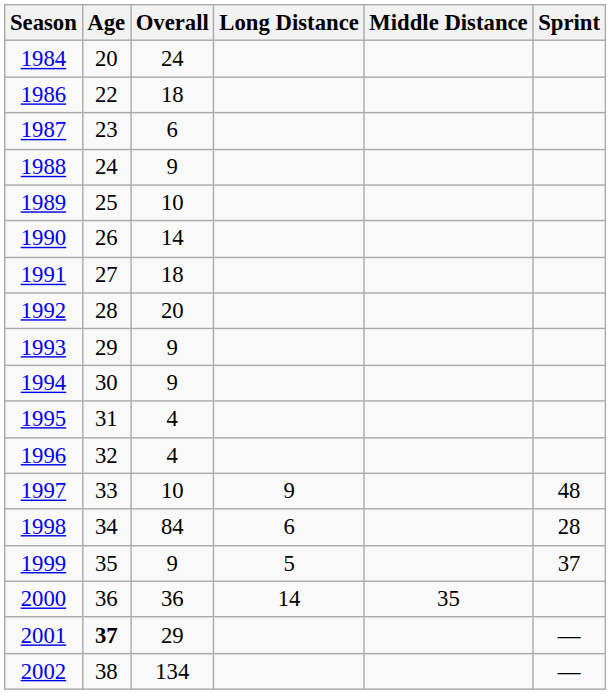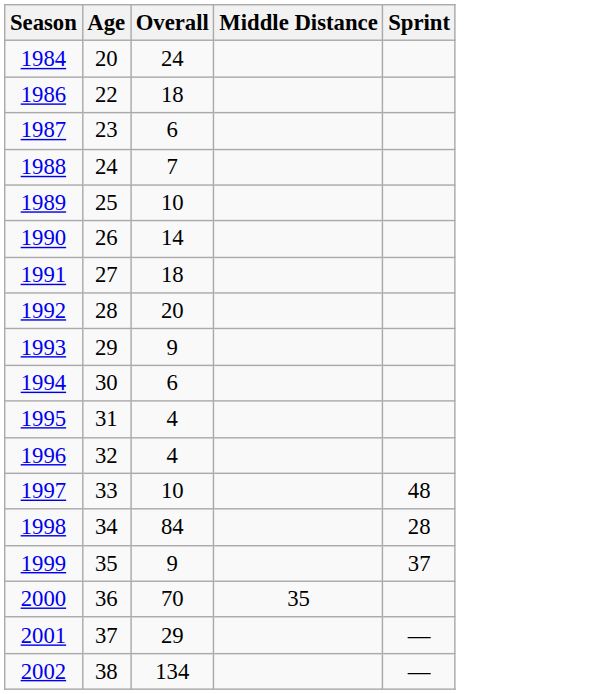- column: (289, 22)
(172, 166) 9 -> (172, 166) 7
(172, 382) 9 -> (172, 382) 6
(172, 599) 36 -> (172, 599) 70
(106, 635) bold -> (106, 635) normal
